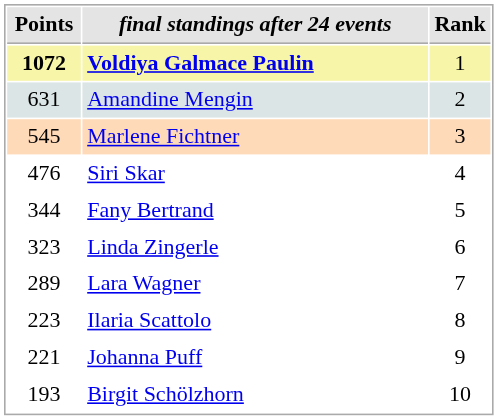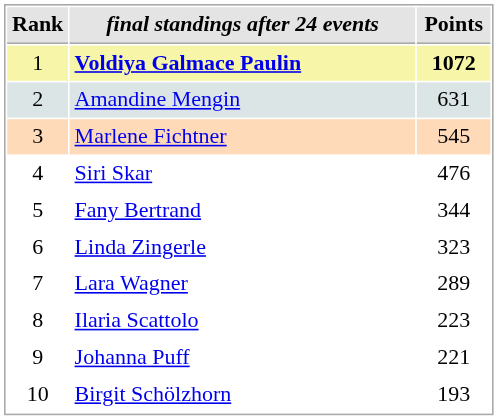columns swapped: (460, 24) <-> (44, 24)
